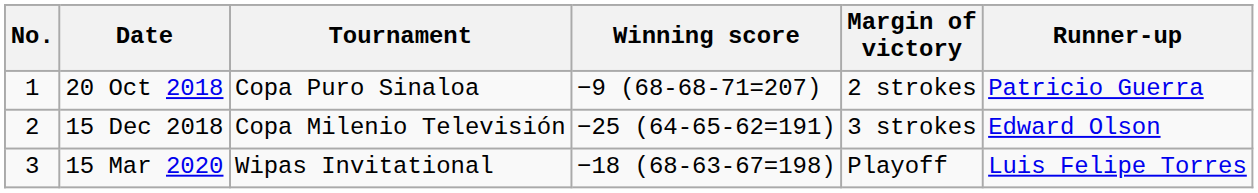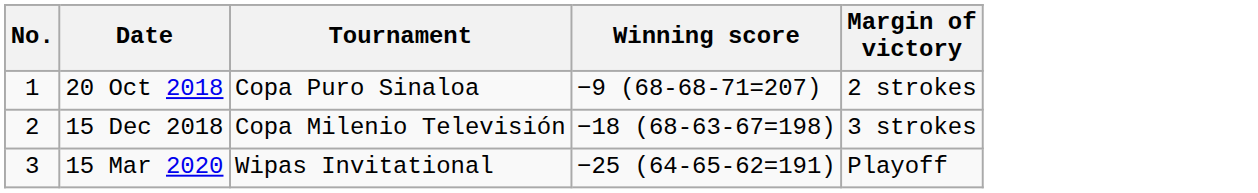- column: (1117, 38)
(706, 129) −25 (64-65-62=191) -> (706, 129) −18 (68-63-67=198)
(706, 168) −18 (68-63-67=198) -> (706, 168) −25 (64-65-62=191)
